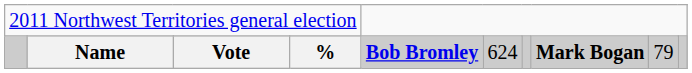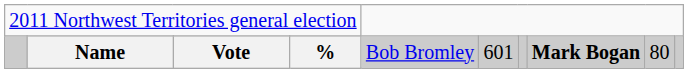(422, 52) bold -> (420, 52) normal
(502, 52) 624 -> (498, 52) 601
(663, 52) 79 -> (659, 52) 80
